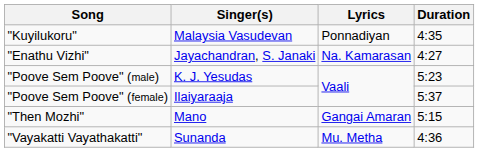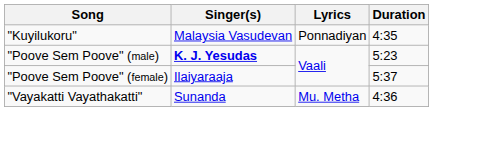- row: (48, 56)
(213, 76) normal -> (216, 56) bold
- row: (46, 117)
